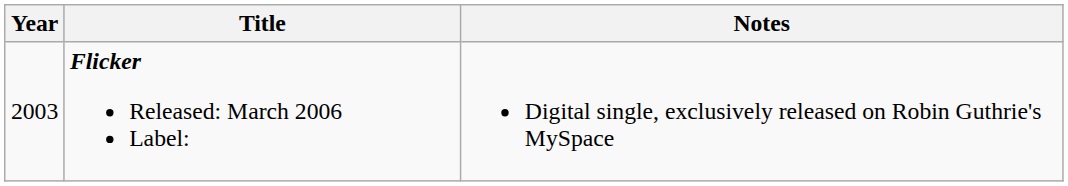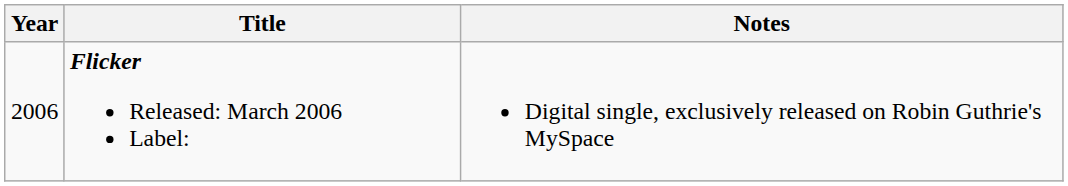(35, 111) 2003 -> (35, 111) 2006
